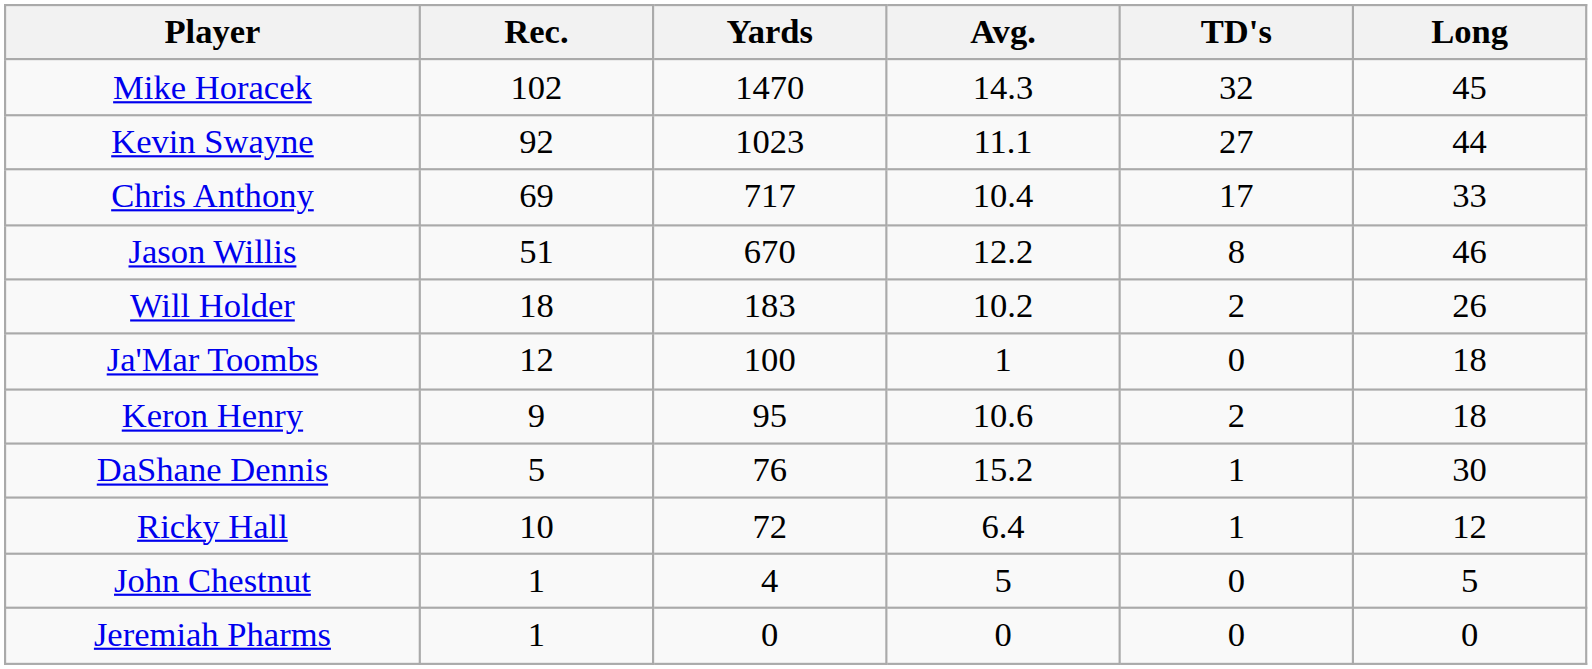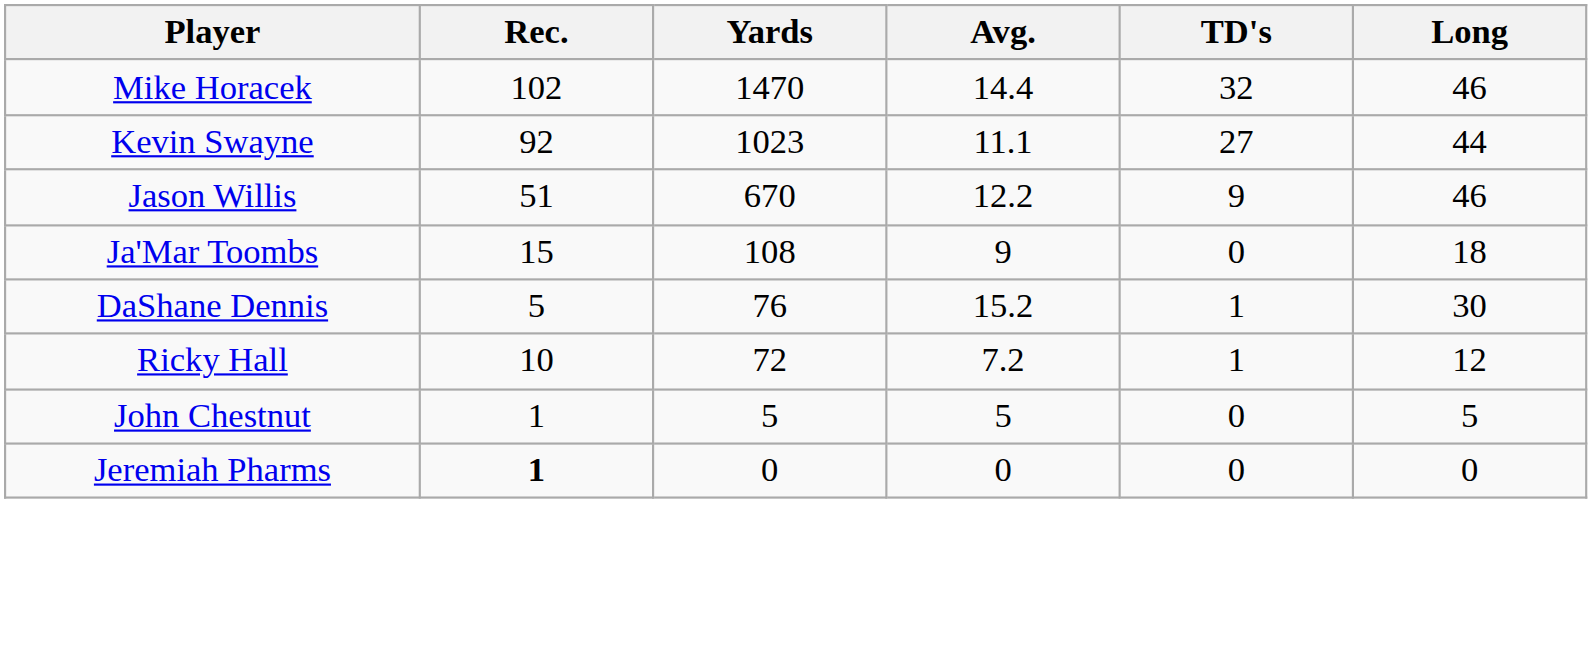(1003, 86) 14.3 -> (1003, 86) 14.4
(1470, 86) 45 -> (1470, 86) 46
- row: (212, 196)
(1236, 251) 8 -> (1236, 196) 9
- row: (212, 305)
(536, 360) 12 -> (536, 251) 15
(770, 360) 100 -> (770, 251) 108
(1003, 360) 1 -> (1003, 251) 9
- row: (212, 415)
(1003, 525) 6.4 -> (1003, 360) 7.2
(770, 580) 4 -> (770, 415) 5
(536, 634) normal -> (536, 470) bold
